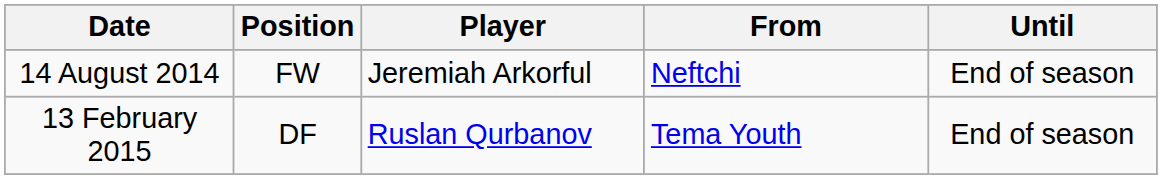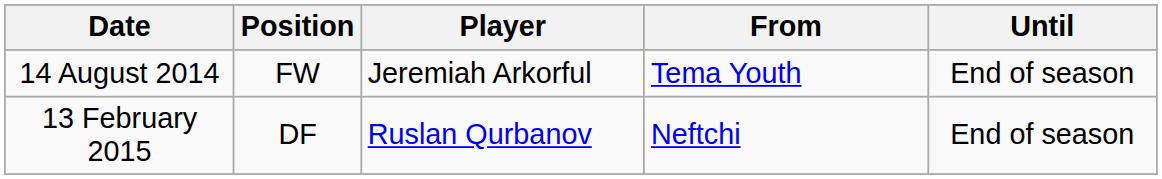(696, 73) Neftchi -> (726, 73) Tema Youth
(726, 134) Tema Youth -> (696, 134) Neftchi
